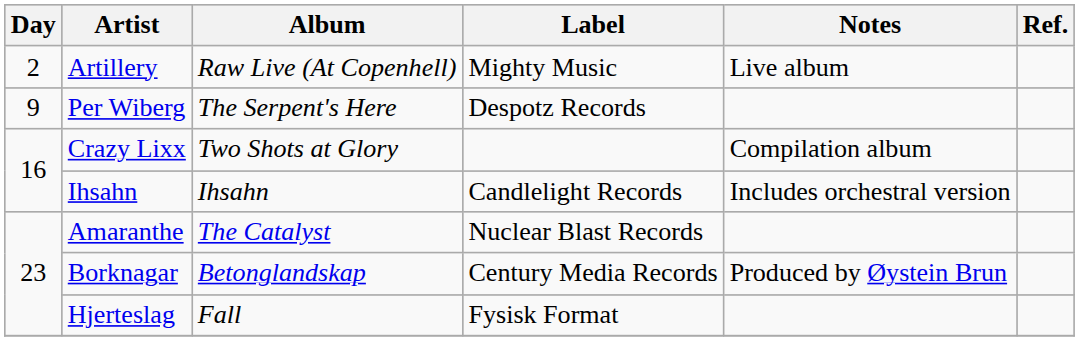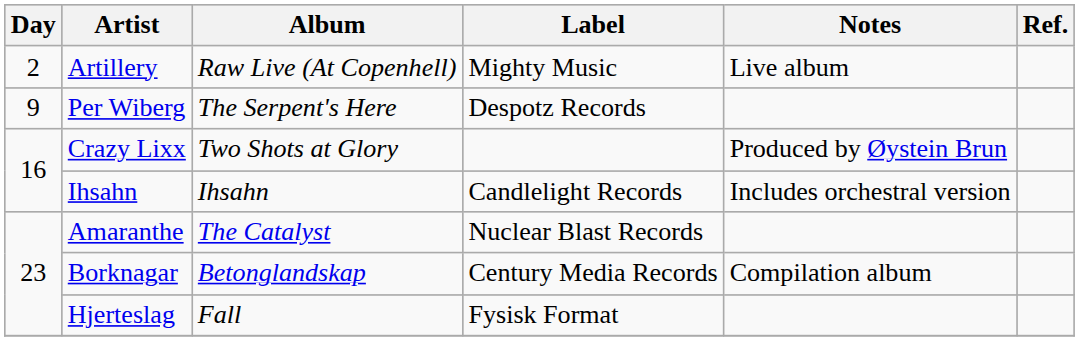(831, 149) Compilation album -> (868, 149) Produced by Øystein Brun
(868, 273) Produced by Øystein Brun -> (831, 273) Compilation album
